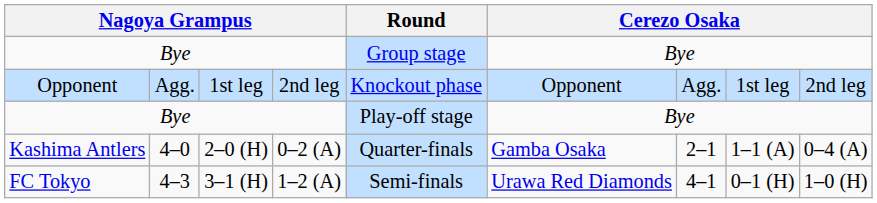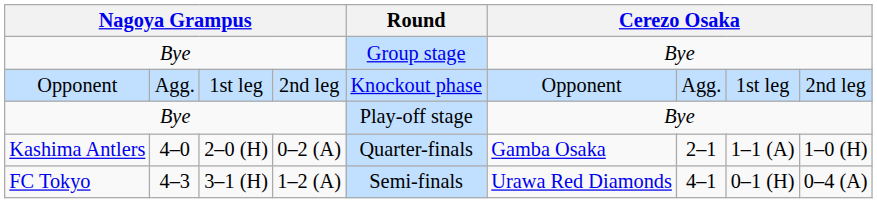(836, 149) 0–4 (A) -> (836, 149) 1–0 (H)
(836, 181) 1–0 (H) -> (836, 181) 0–4 (A)
